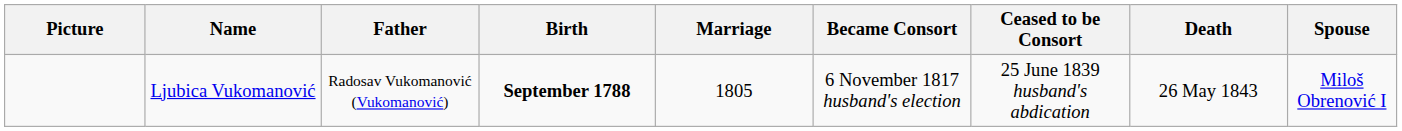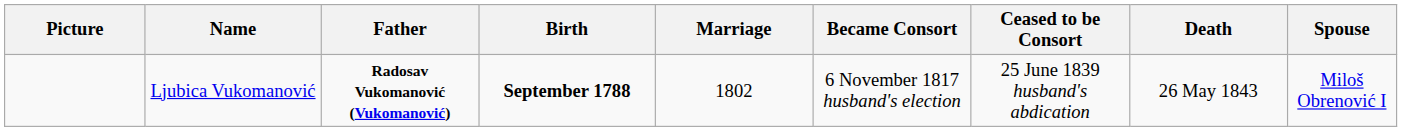(400, 91) normal -> (400, 90) bold
(734, 90) 1805 -> (734, 90) 1802
